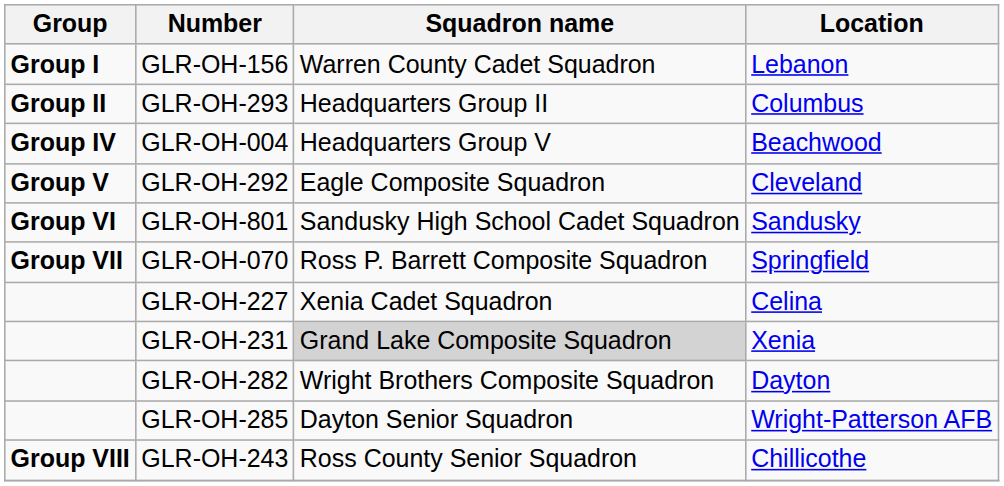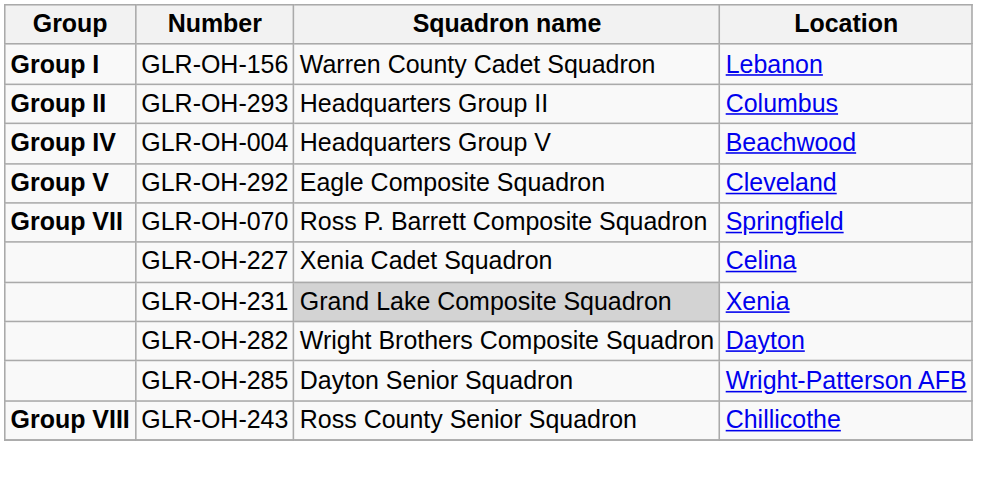- row: (215, 222)
